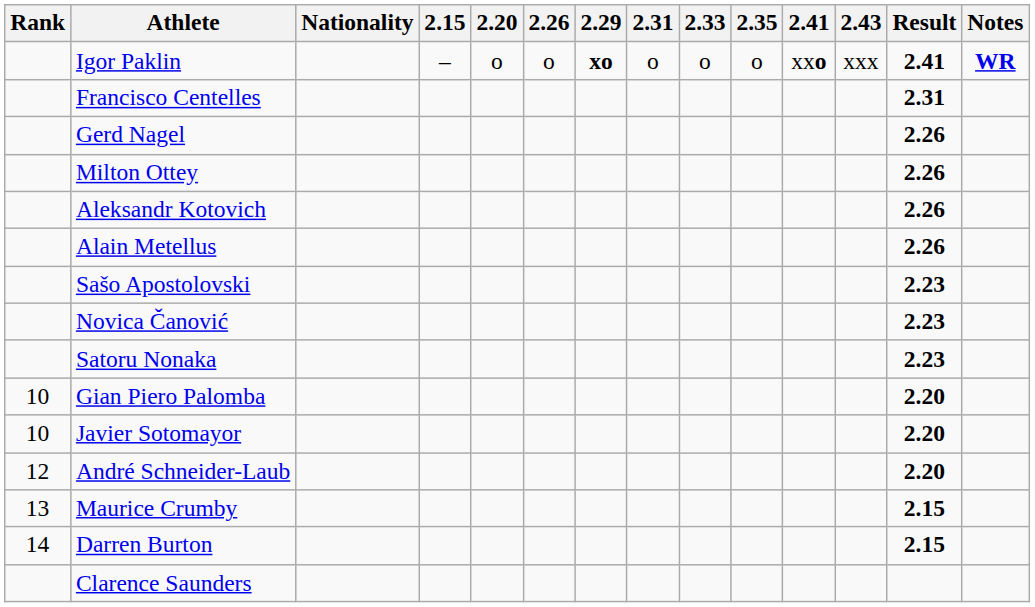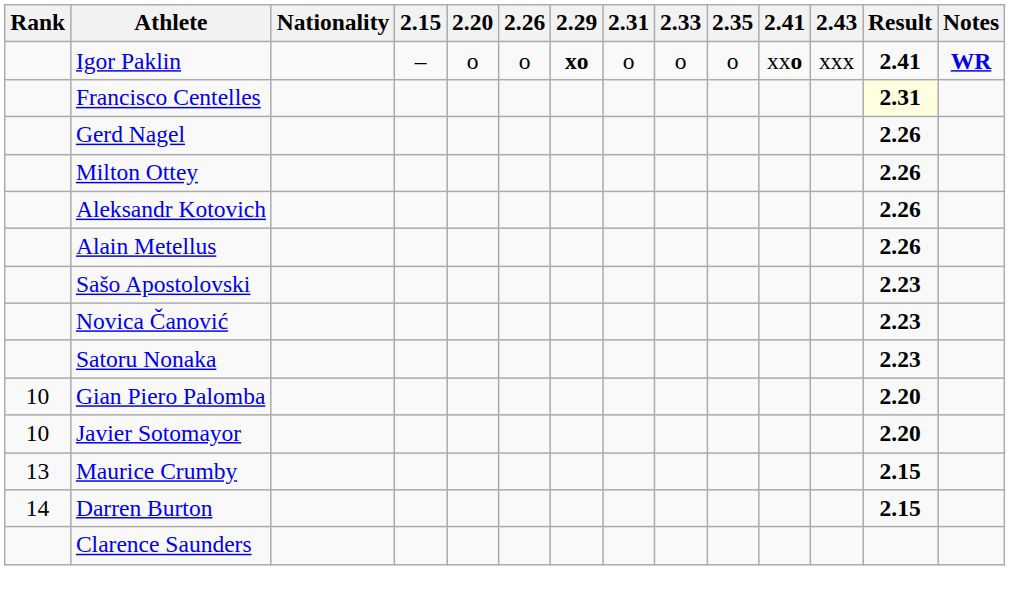(924, 97) no background -> (900, 97) lightyellow background
- row: (183, 470)
